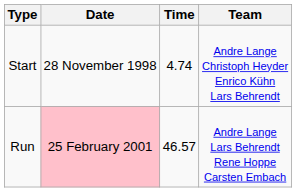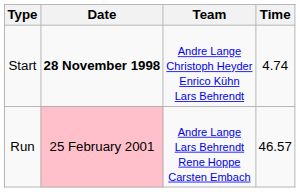columns swapped: (245, 15) <-> (179, 15)
(100, 65) normal -> (102, 65) bold
